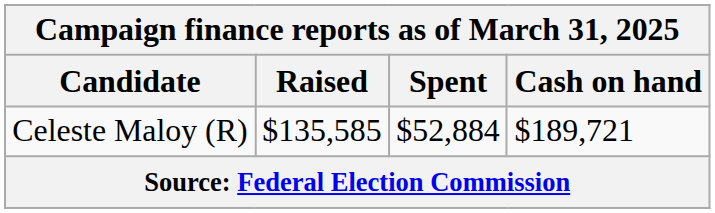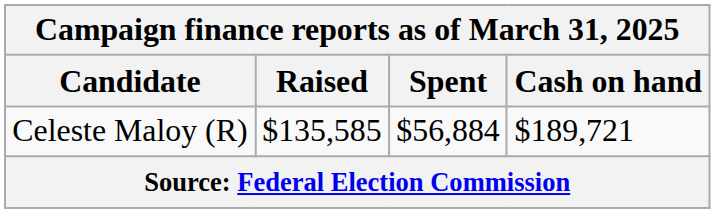(448, 130) $52,884 -> (448, 130) $56,884
